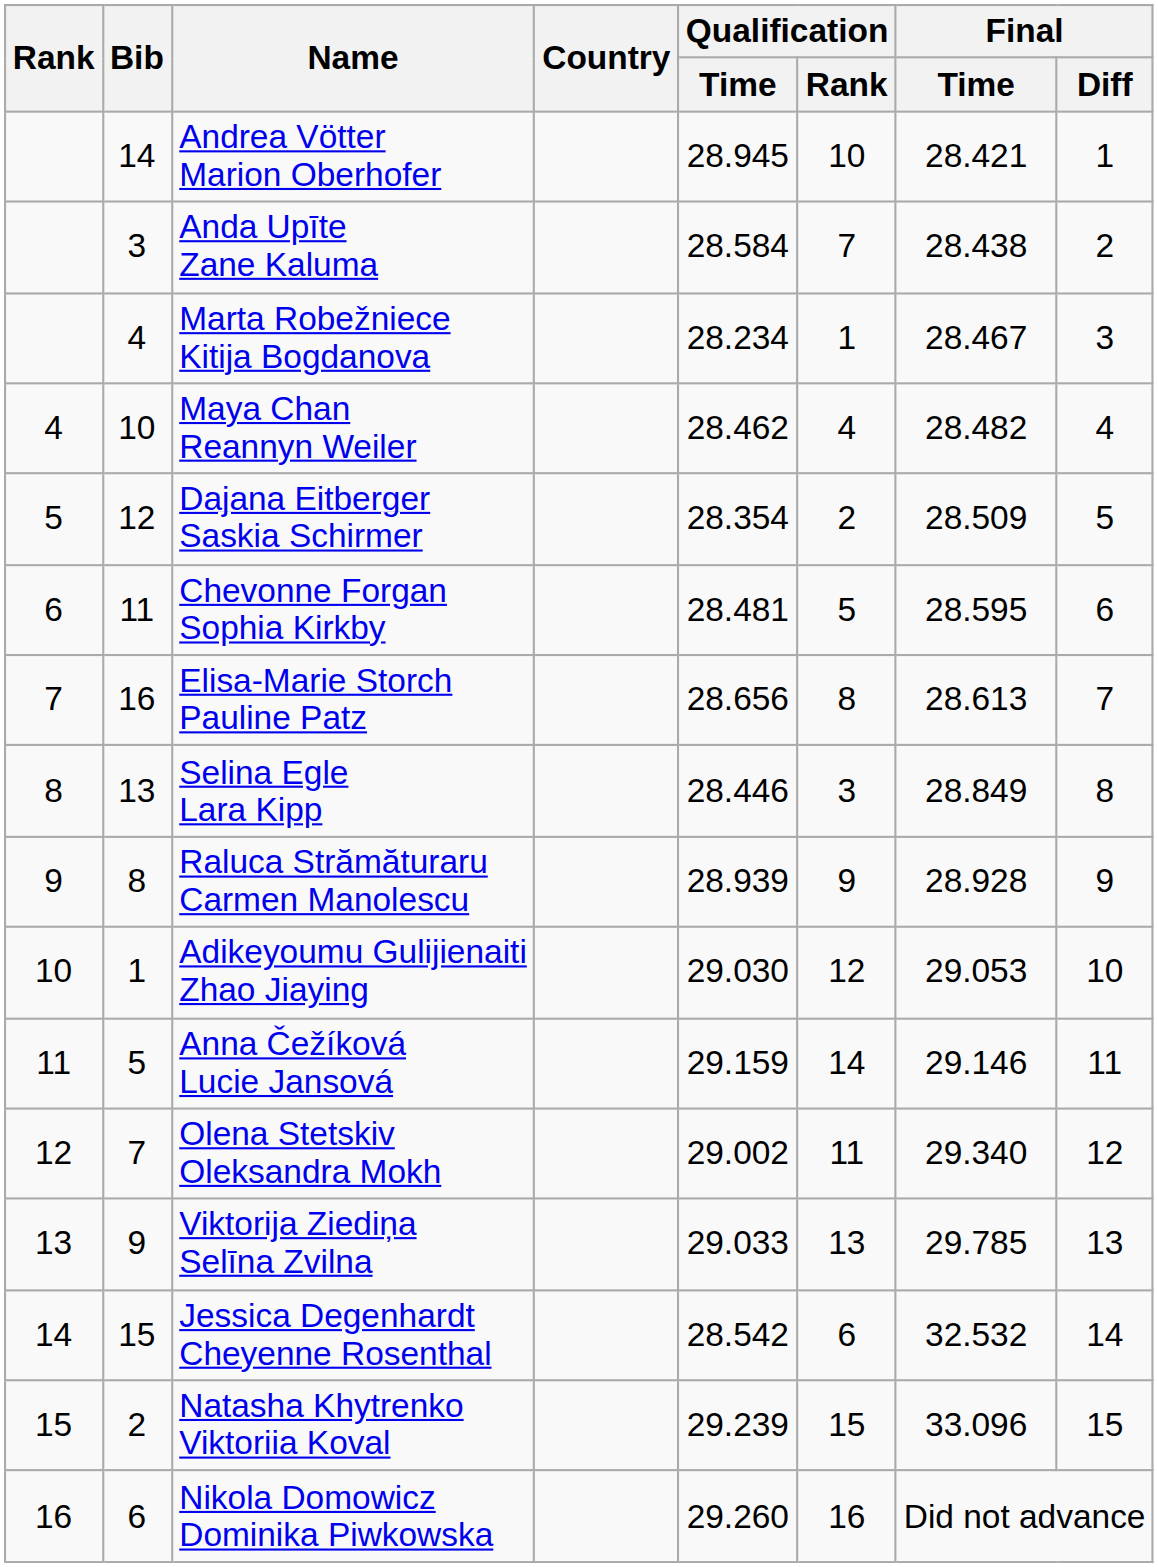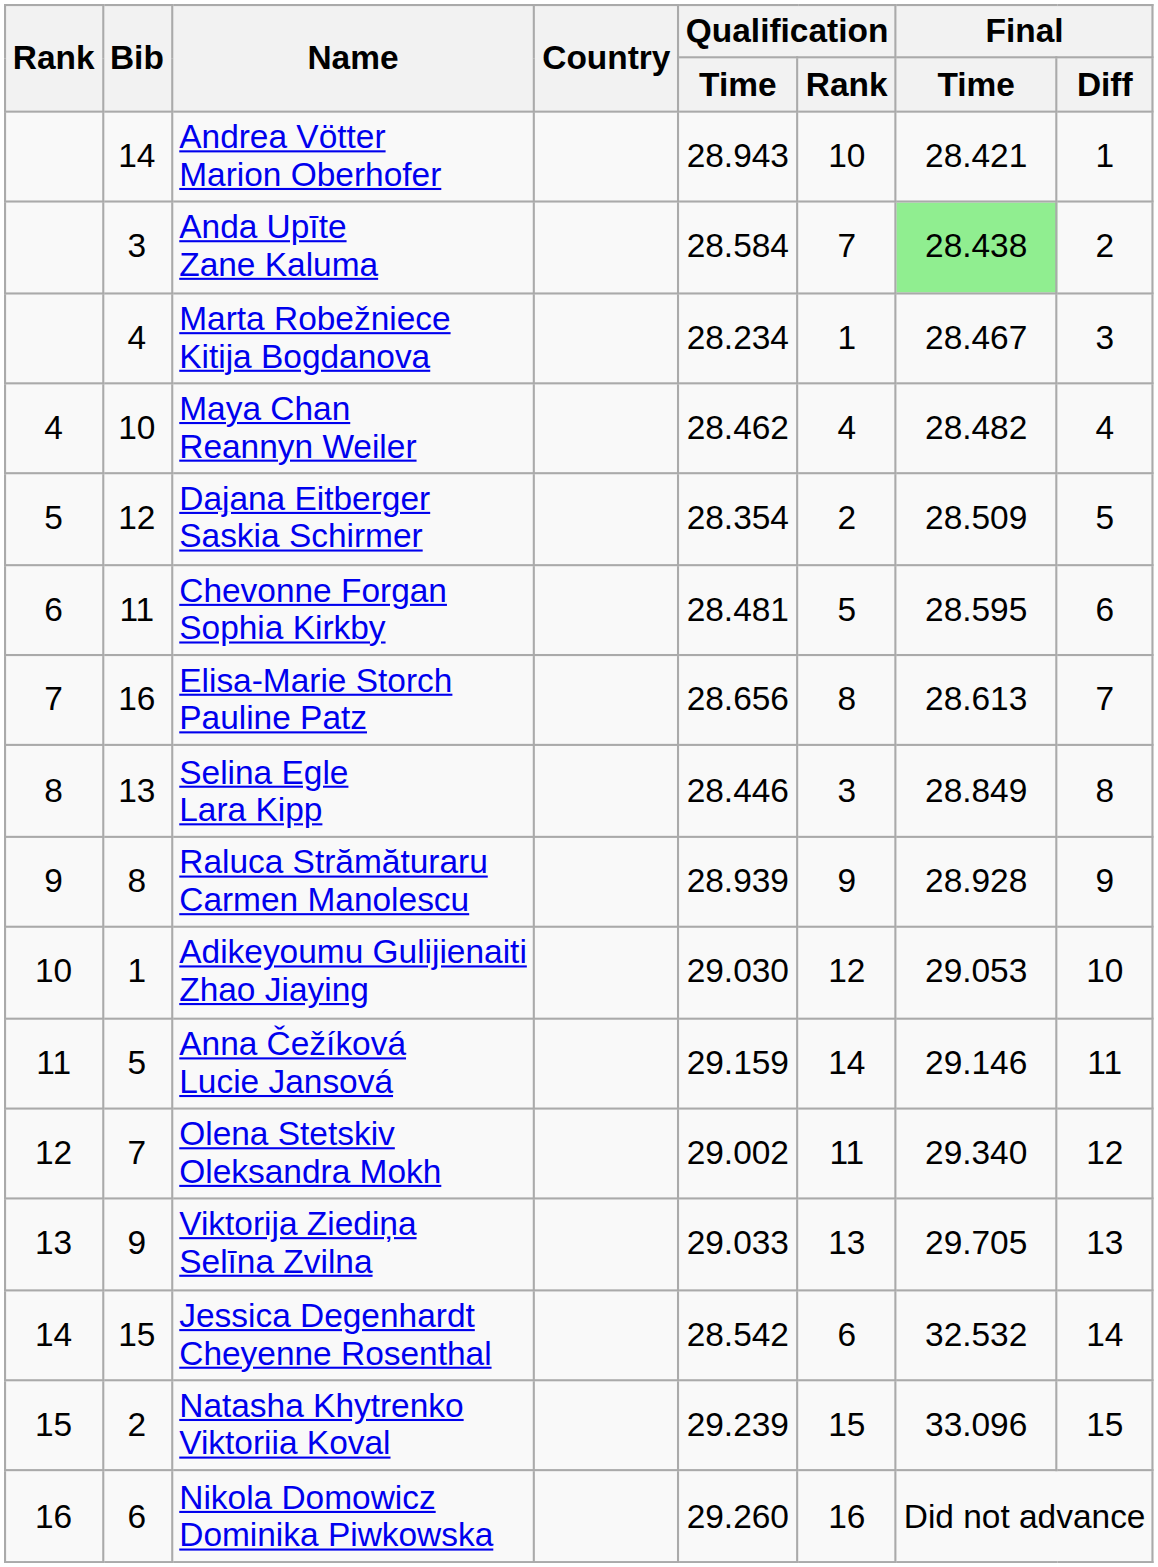(738, 155) 28.945 -> (738, 155) 28.943
(976, 246) no background -> (976, 246) lightgreen background
(976, 1243) 29.785 -> (976, 1243) 29.705
